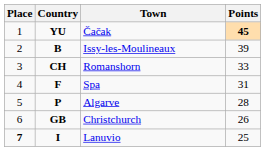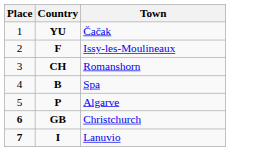- column: (243, 13)
(58, 48) B -> (58, 48) F
(58, 84) F -> (58, 84) B
(20, 119) normal -> (20, 119) bold
